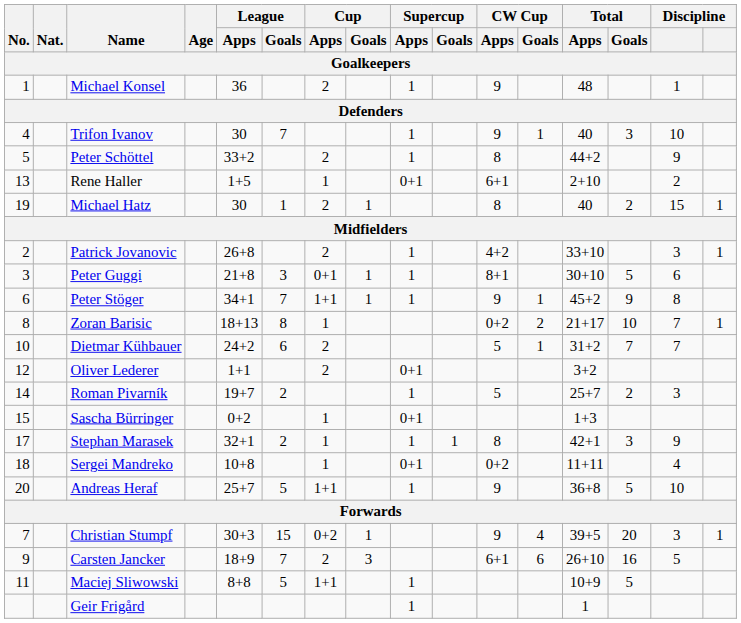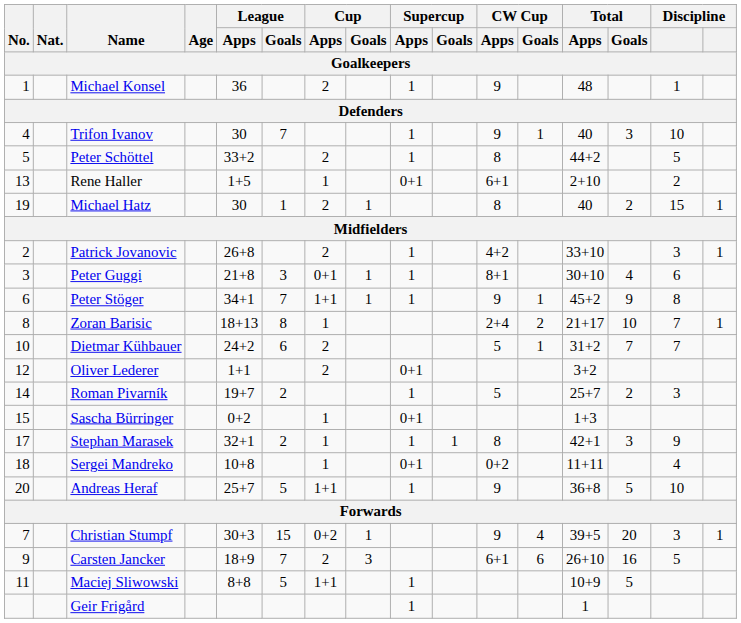(677, 157) 9 -> (677, 157) 5
(629, 275) 5 -> (629, 275) 4
(497, 323) 0+2 -> (497, 323) 2+4
